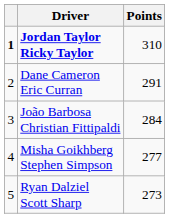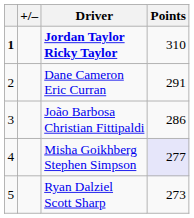+ column: (29, 15)
(152, 120) 284 -> (176, 120) 286
(152, 157) no background -> (176, 157) lavender background
